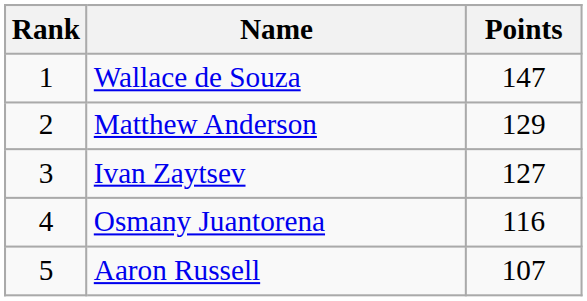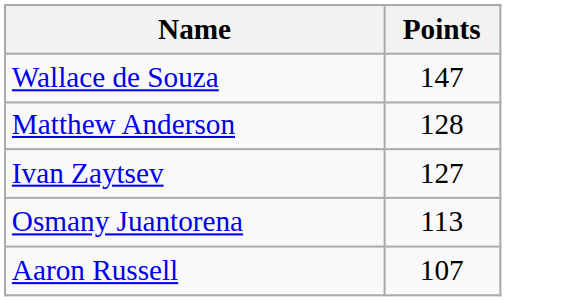- column: (46, 28)
(524, 125) 129 -> (442, 125) 128
(524, 221) 116 -> (442, 221) 113
